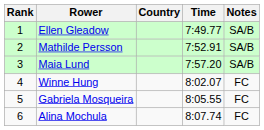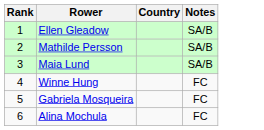- column: (203, 13)
